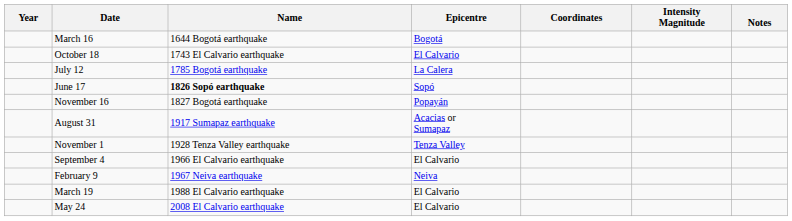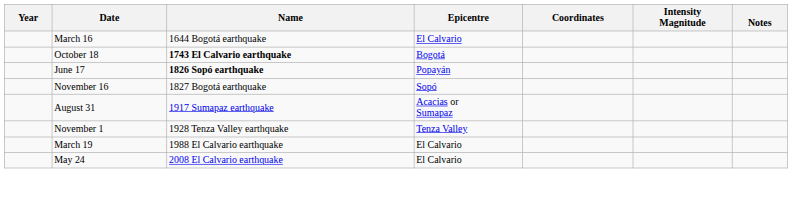(428, 39) Bogotá -> (439, 39) El Calvario
(227, 54) normal -> (230, 54) bold
(436, 54) El Calvario -> (431, 54) Bogotá
- row: (69, 70)
(424, 86) Sopó -> (433, 70) Popayán
(431, 102) Popayán -> (426, 86) Sopó
- row: (79, 160)
- row: (76, 176)
